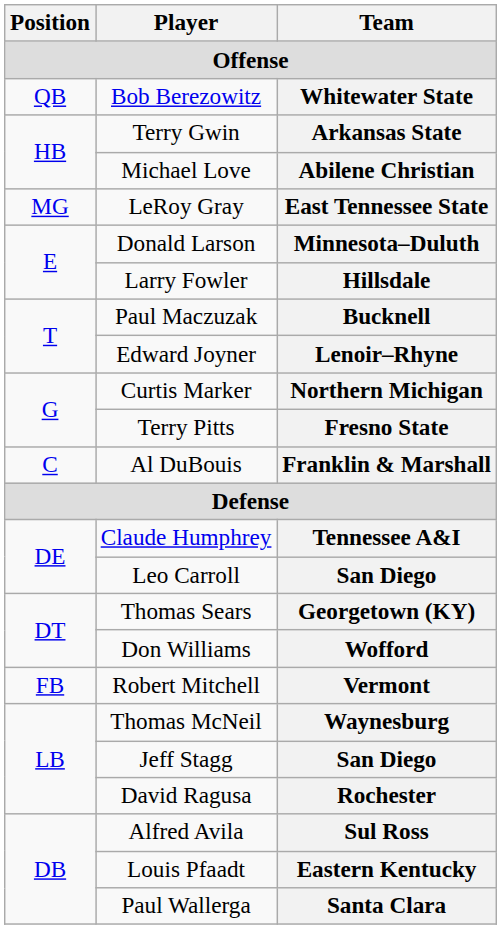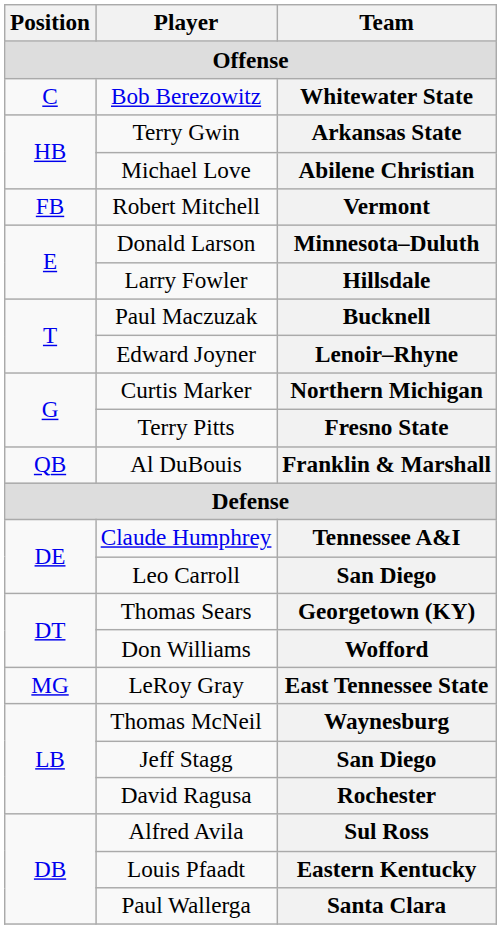(50, 96) QB -> (50, 96) C
rows swapped: (186, 685) <-> (186, 206)
(50, 464) C -> (50, 464) QB
